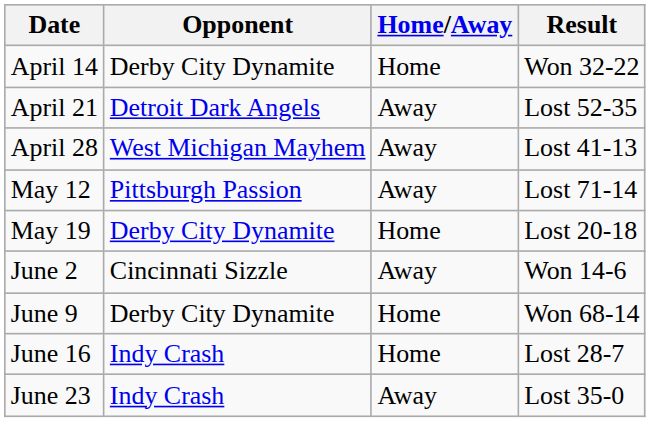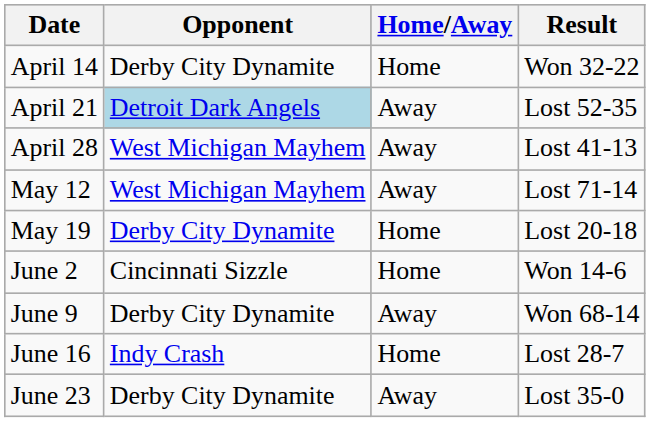(215, 107) no background -> (215, 107) lightblue background
(206, 189) Pittsburgh Passion -> (238, 189) West Michigan Mayhem
(407, 271) Away -> (409, 271) Home
(409, 312) Home -> (407, 312) Away
(167, 395) Indy Crash -> (222, 395) Derby City Dynamite
